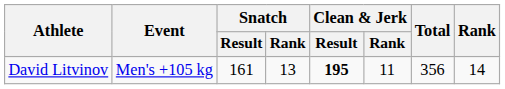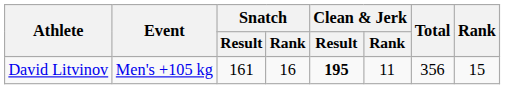(288, 70) 13 -> (288, 70) 16
(477, 70) 14 -> (477, 70) 15
